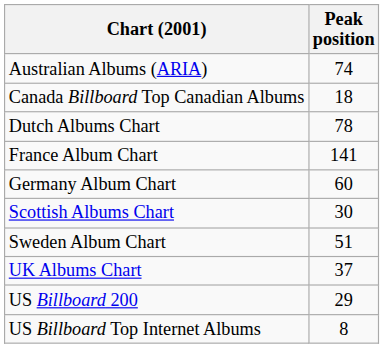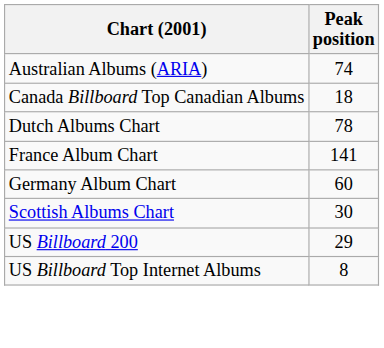- row: (87, 241)
- row: (75, 270)
